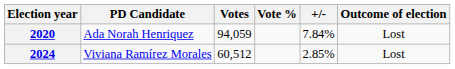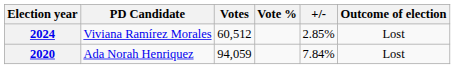rows swapped: (42, 34) <-> (42, 53)
